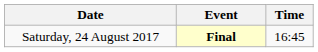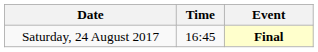columns swapped: (289, 15) <-> (221, 15)
